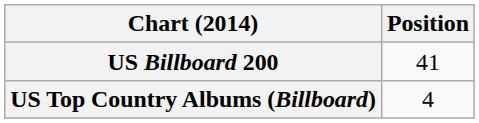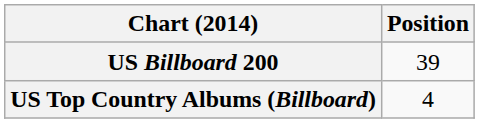(428, 61) 41 -> (428, 61) 39
